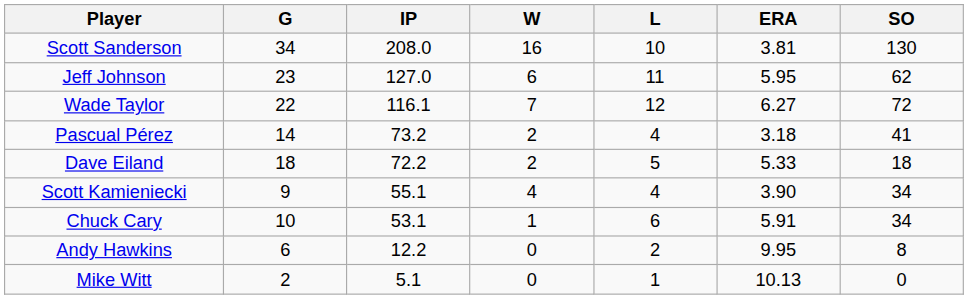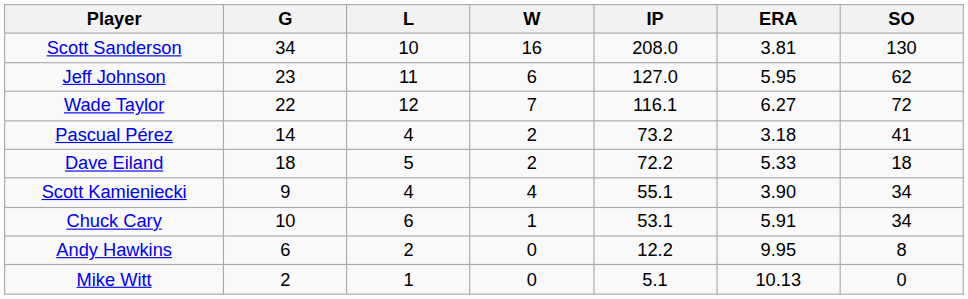columns swapped: (409, 18) <-> (655, 18)
